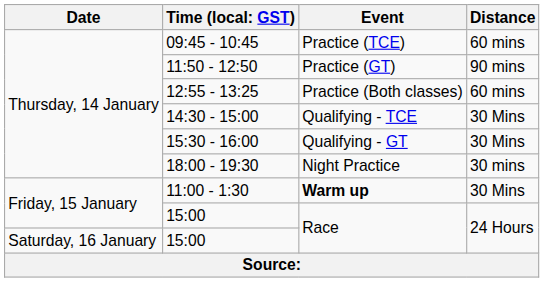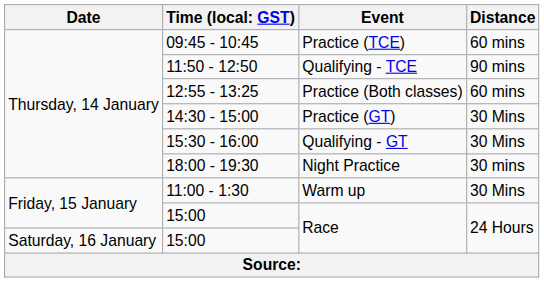(349, 67) Practice (GT) -> (360, 67) Qualifying - TCE
(360, 117) Qualifying - TCE -> (349, 117) Practice (GT)
(335, 191) bold -> (334, 191) normal
